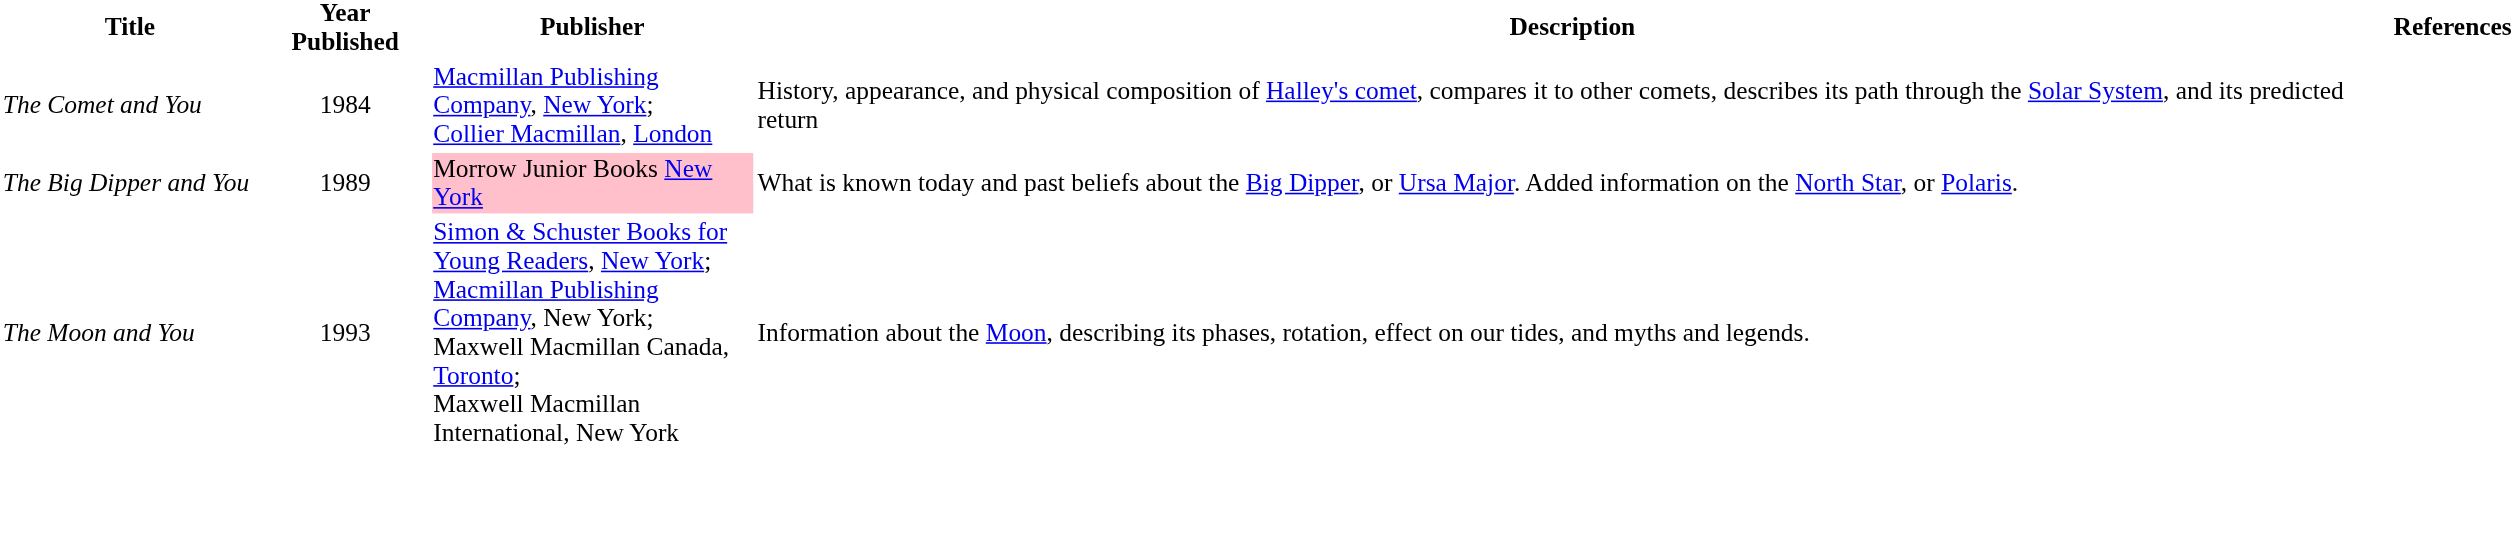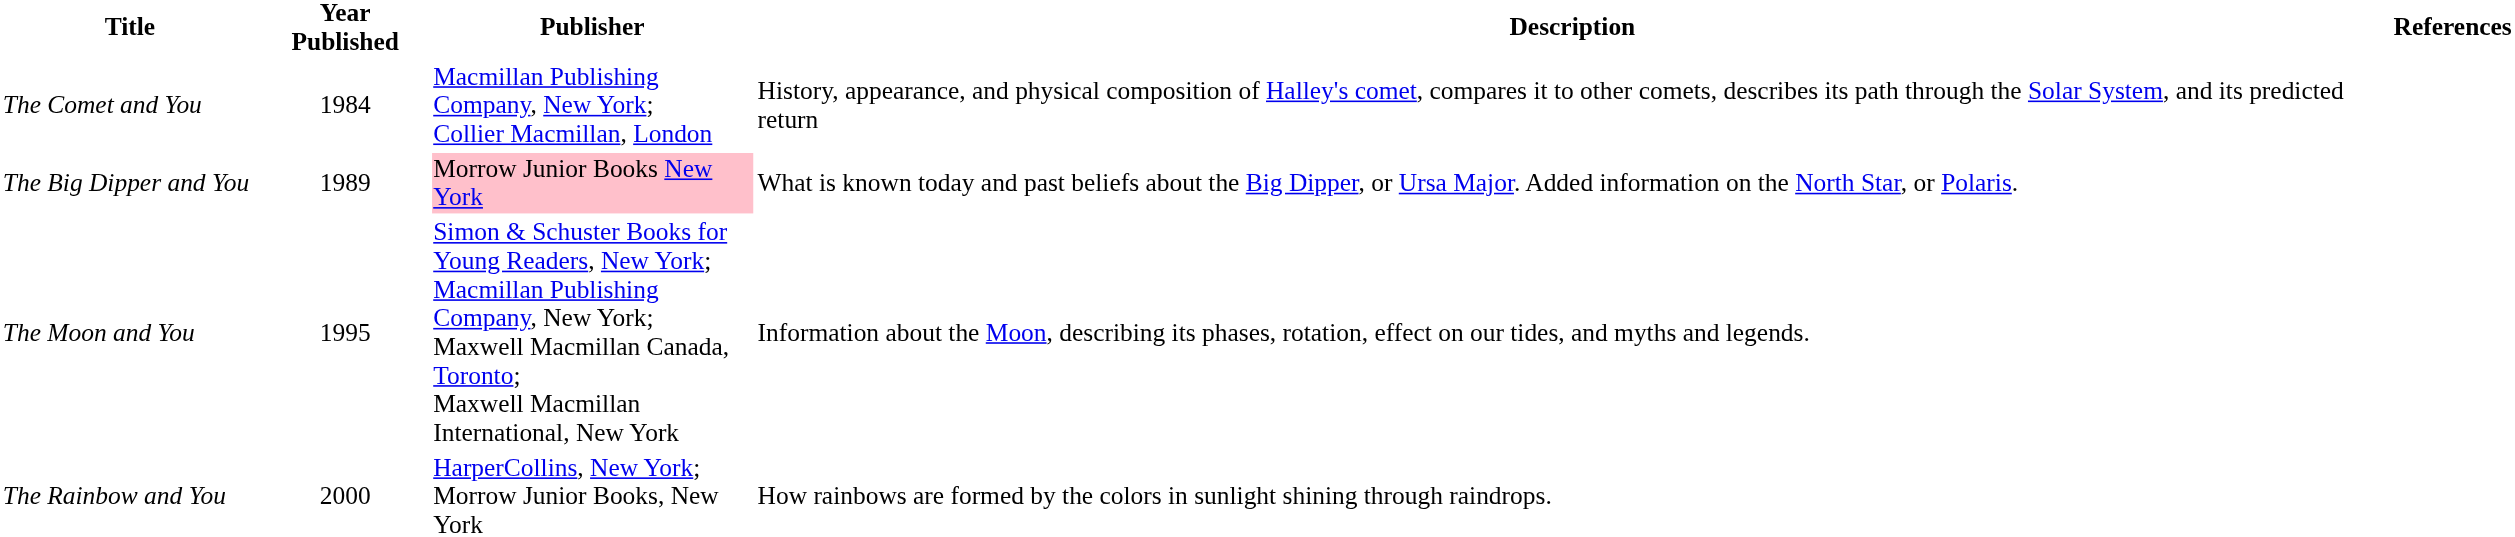(345, 332) 1993 -> (345, 332) 1995
+ row: (114, 496)
